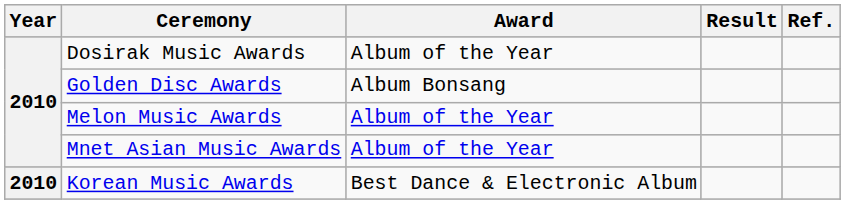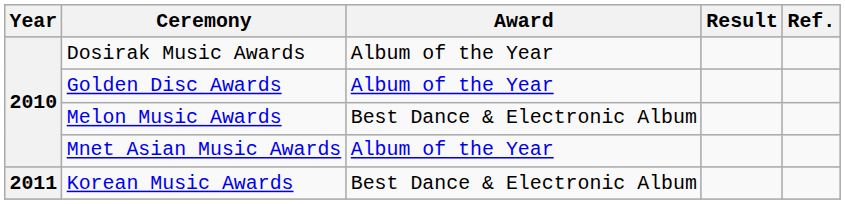(428, 86) Album Bonsang -> (452, 86) Album of the Year
(452, 118) Album of the Year -> (524, 118) Best Dance & Electronic Album
(33, 183) 2010 -> (33, 183) 2011
